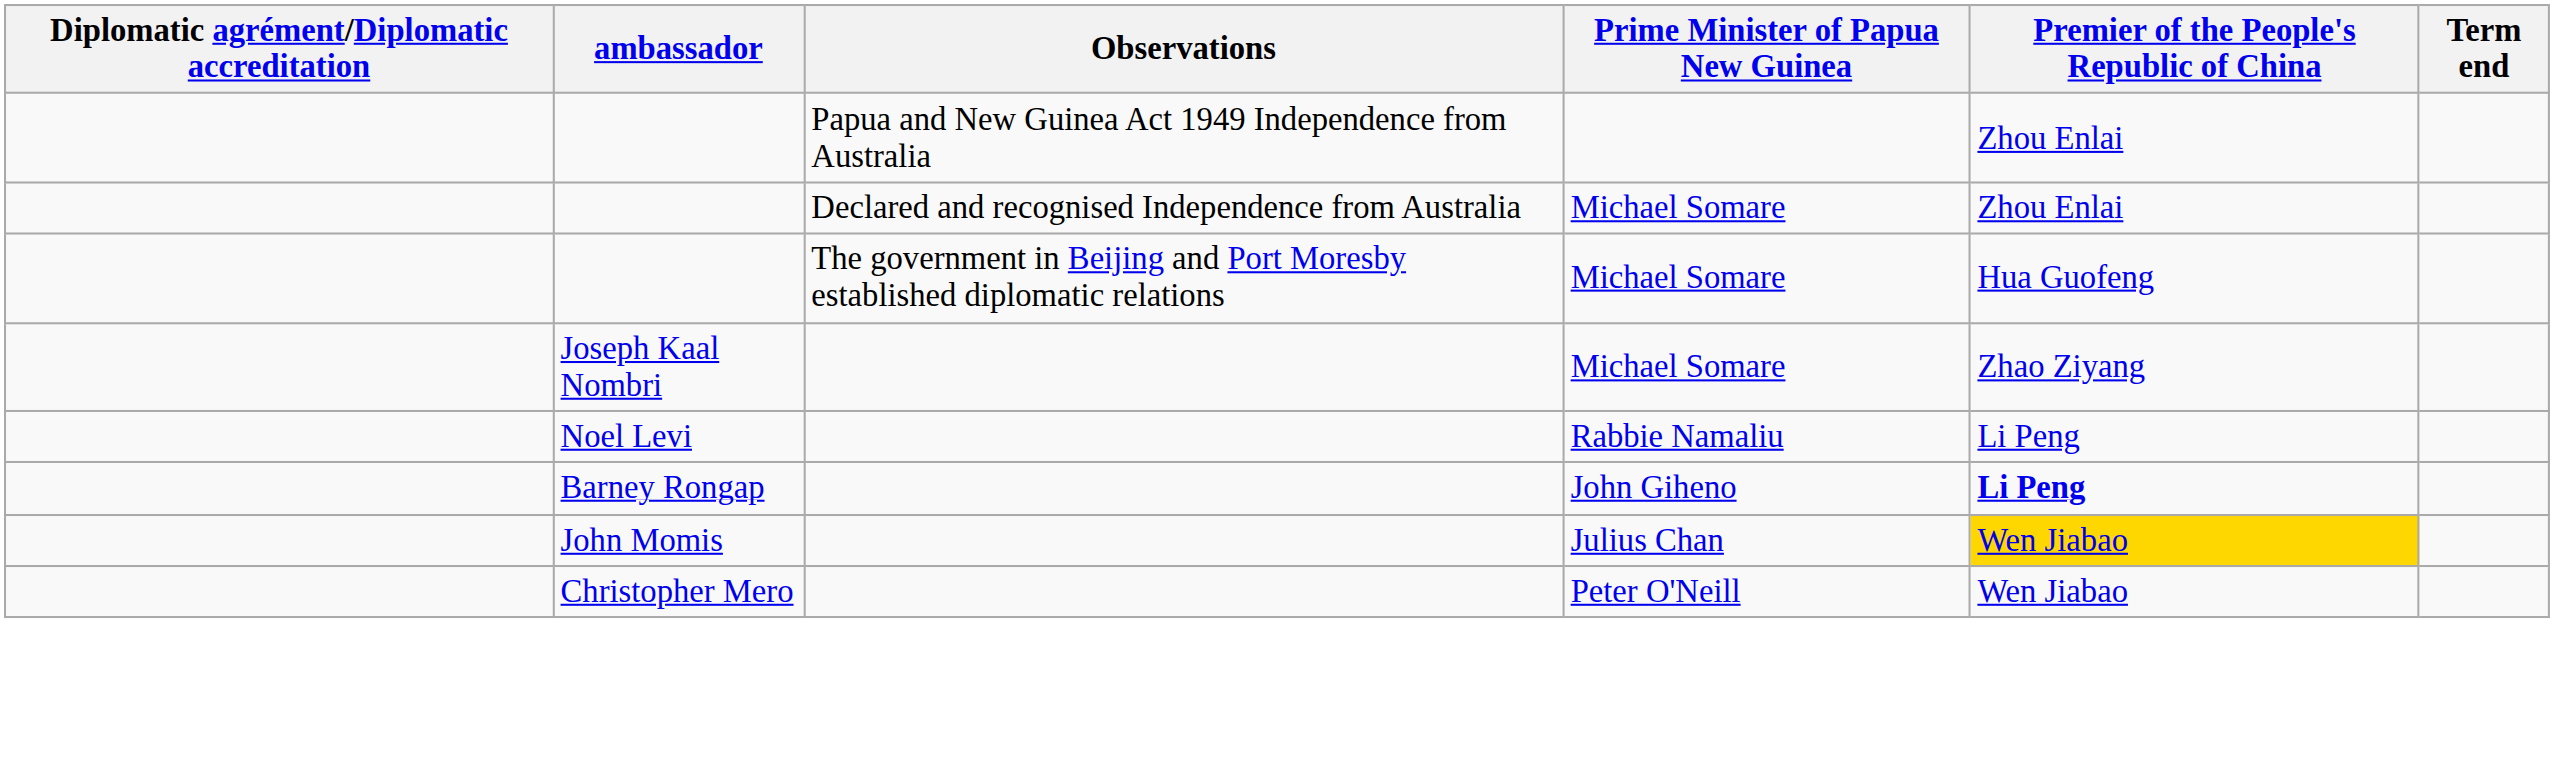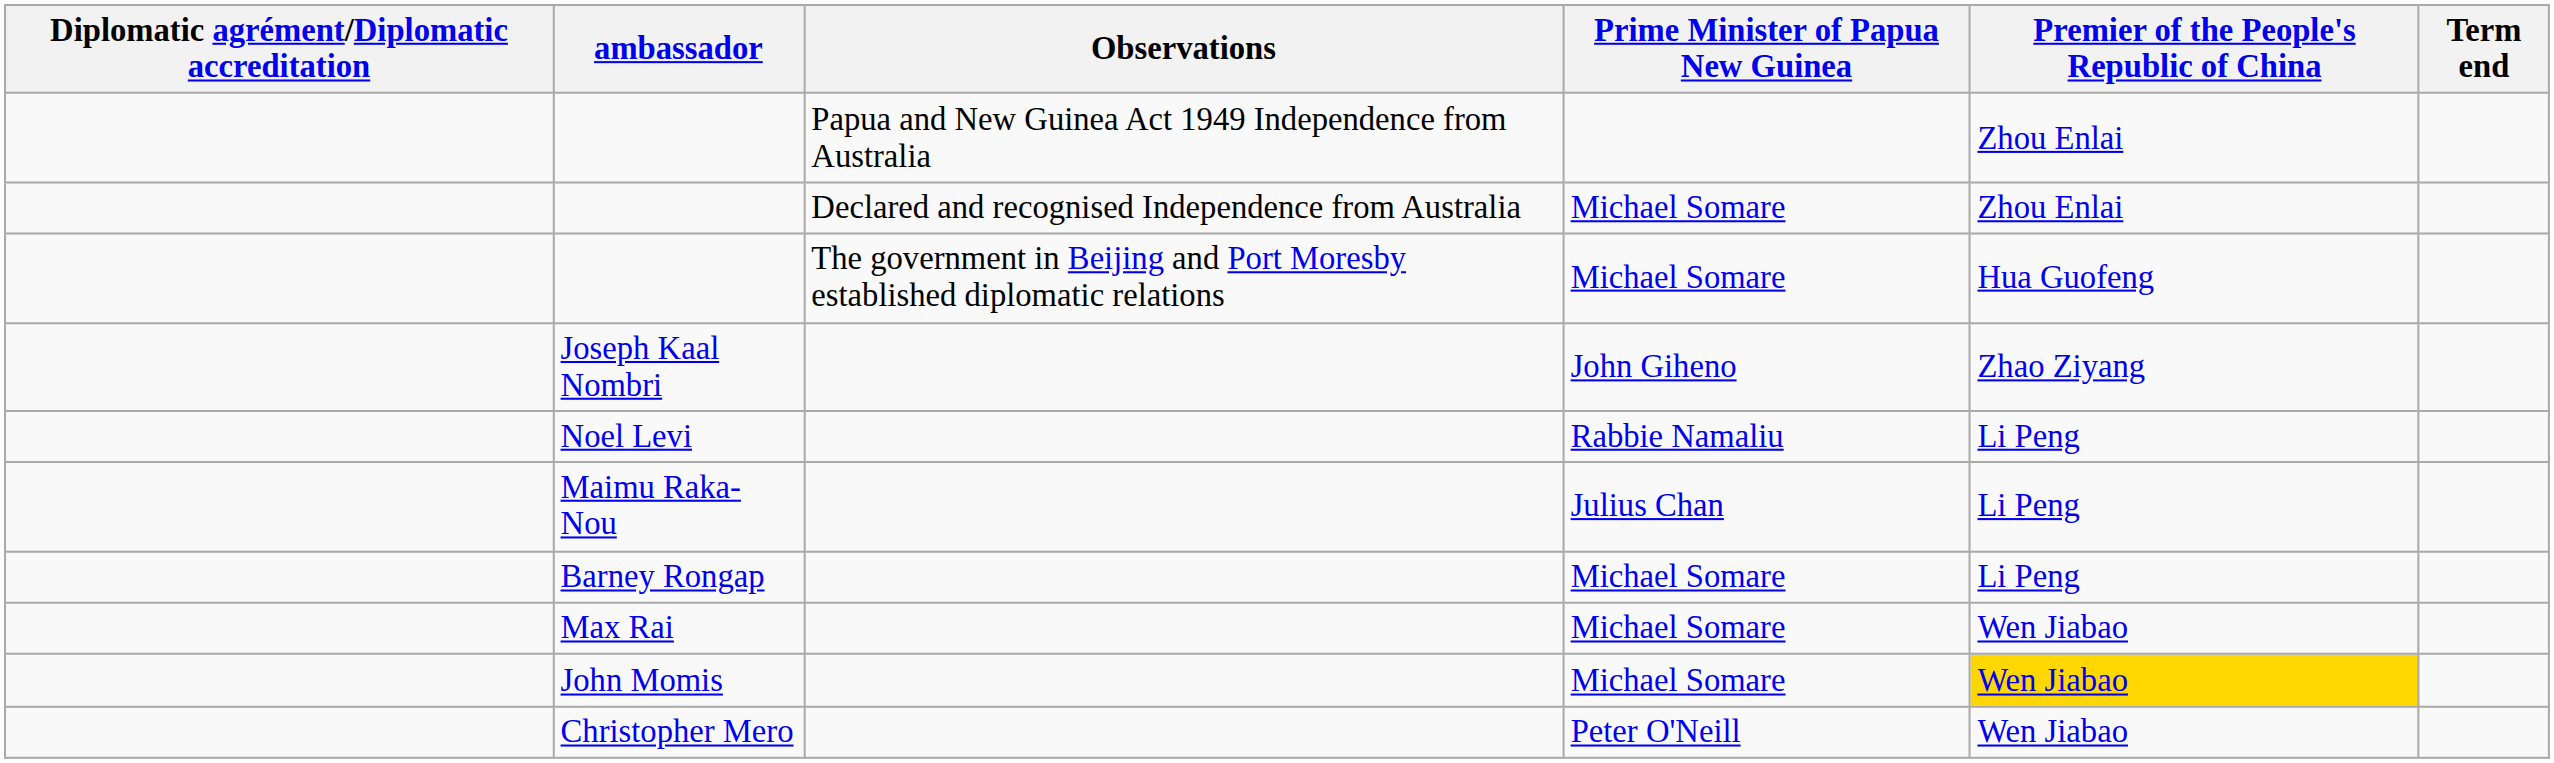(1678, 365) Michael Somare -> (1654, 365) John Giheno
+ row: (651, 506)
(1654, 487) John Giheno -> (1678, 576) Michael Somare
(2031, 487) bold -> (2029, 576) normal
+ row: (617, 628)
(1647, 539) Julius Chan -> (1678, 679) Michael Somare
